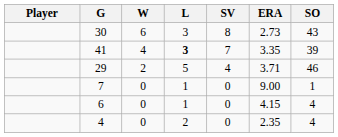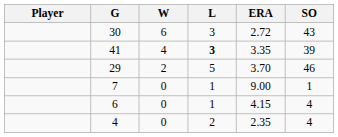- column: (228, 13)
(270, 31) 2.73 -> (261, 31) 2.72
(270, 68) 3.71 -> (261, 68) 3.70
